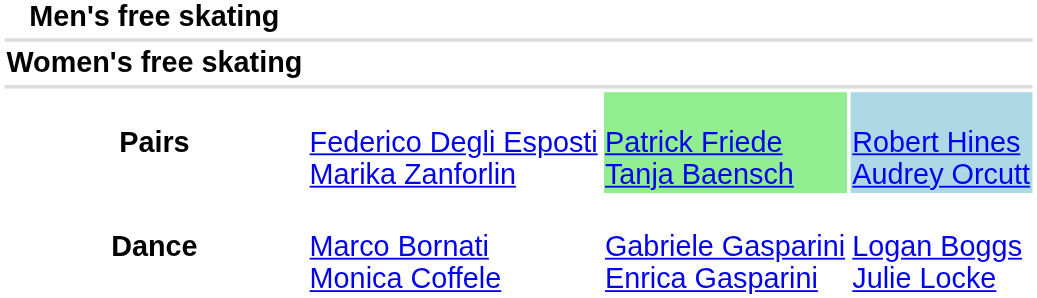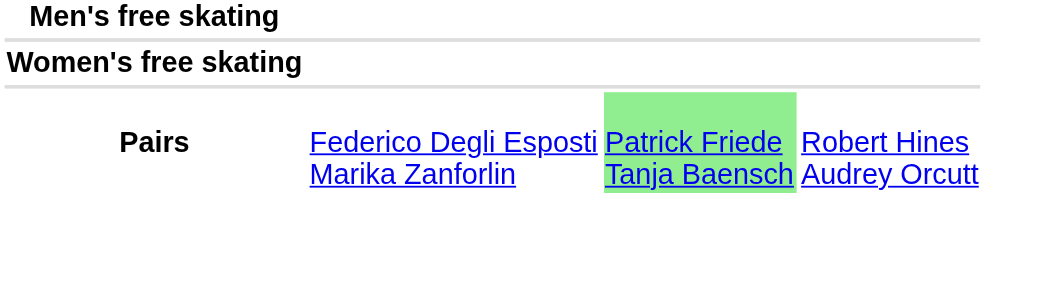(941, 158) lightblue background -> (890, 158) no background
- row: (154, 246)
